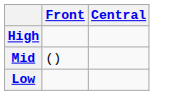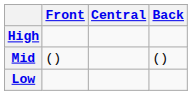+ column: (168, 15)
